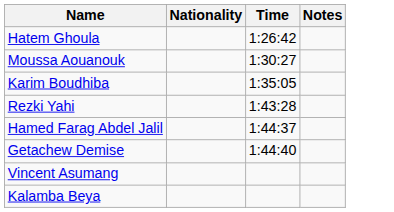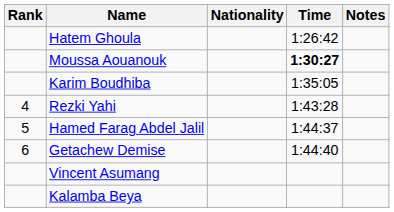+ column: (25, 15)
(273, 60) normal -> (315, 60) bold
